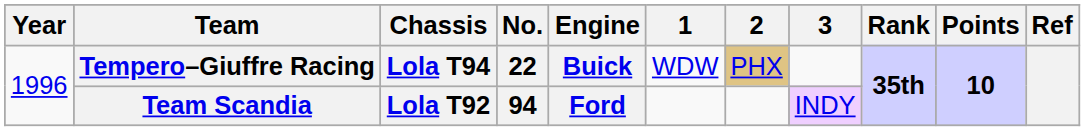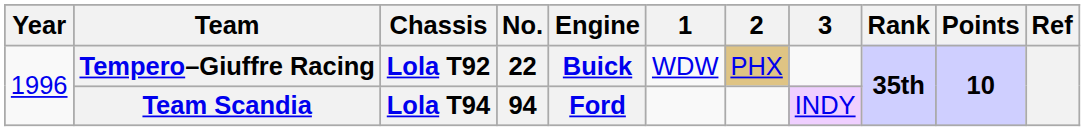(438, 66) Lola T94 -> (438, 66) Lola T92
(438, 106) Lola T92 -> (438, 106) Lola T94
